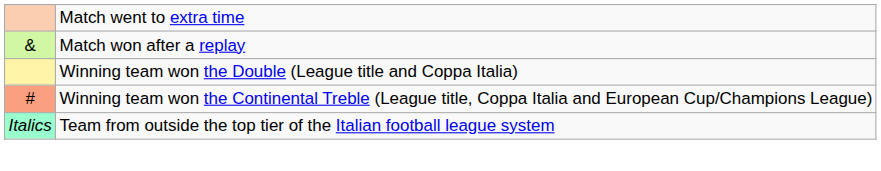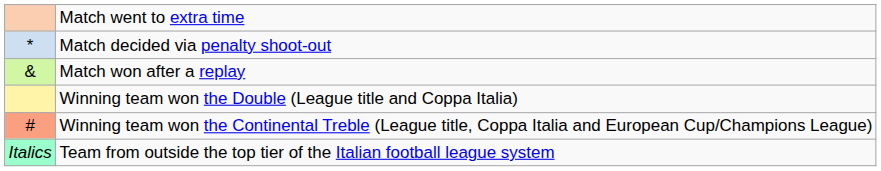+ row: (195, 44)
